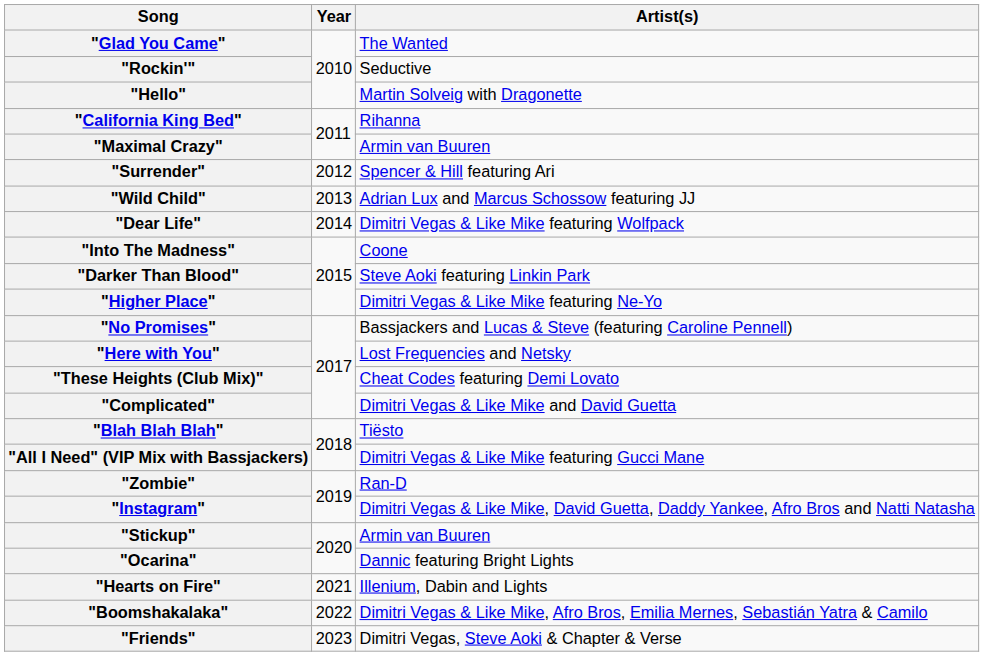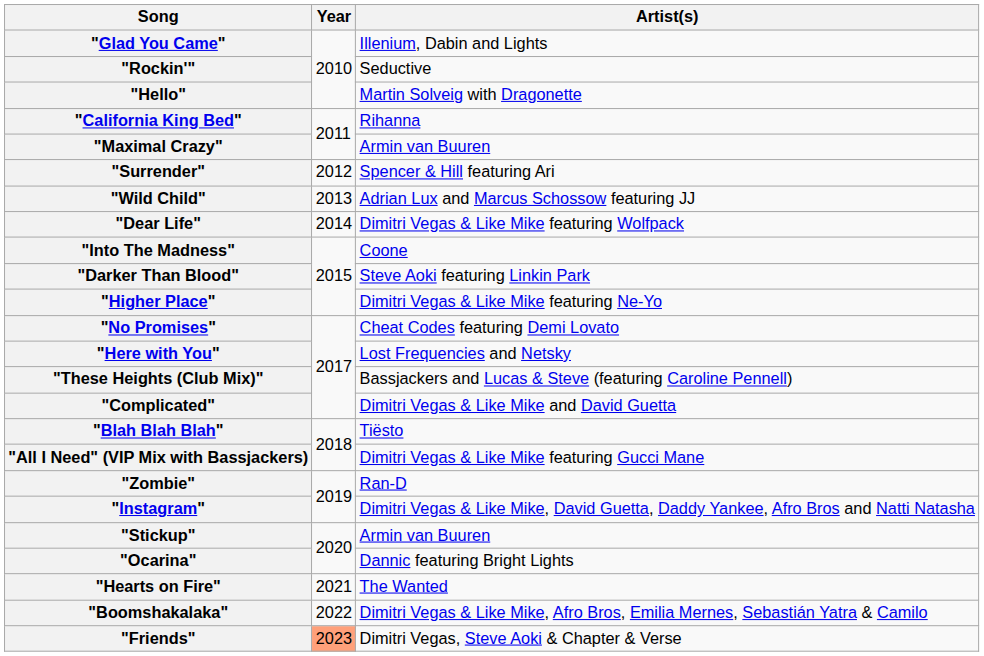(404, 43) The Wanted -> (454, 43) Illenium, Dabin and Lights
(576, 328) Bassjackers and Lucas & Steve (featuring Caroline Pennell) -> (489, 328) Cheat Codes featuring Demi Lovato
(489, 379) Cheat Codes featuring Demi Lovato -> (576, 379) Bassjackers and Lucas & Steve (featuring Caroline Pennell)
(454, 586) Illenium, Dabin and Lights -> (404, 586) The Wanted
(334, 638) no background -> (334, 638) lightsalmon background
